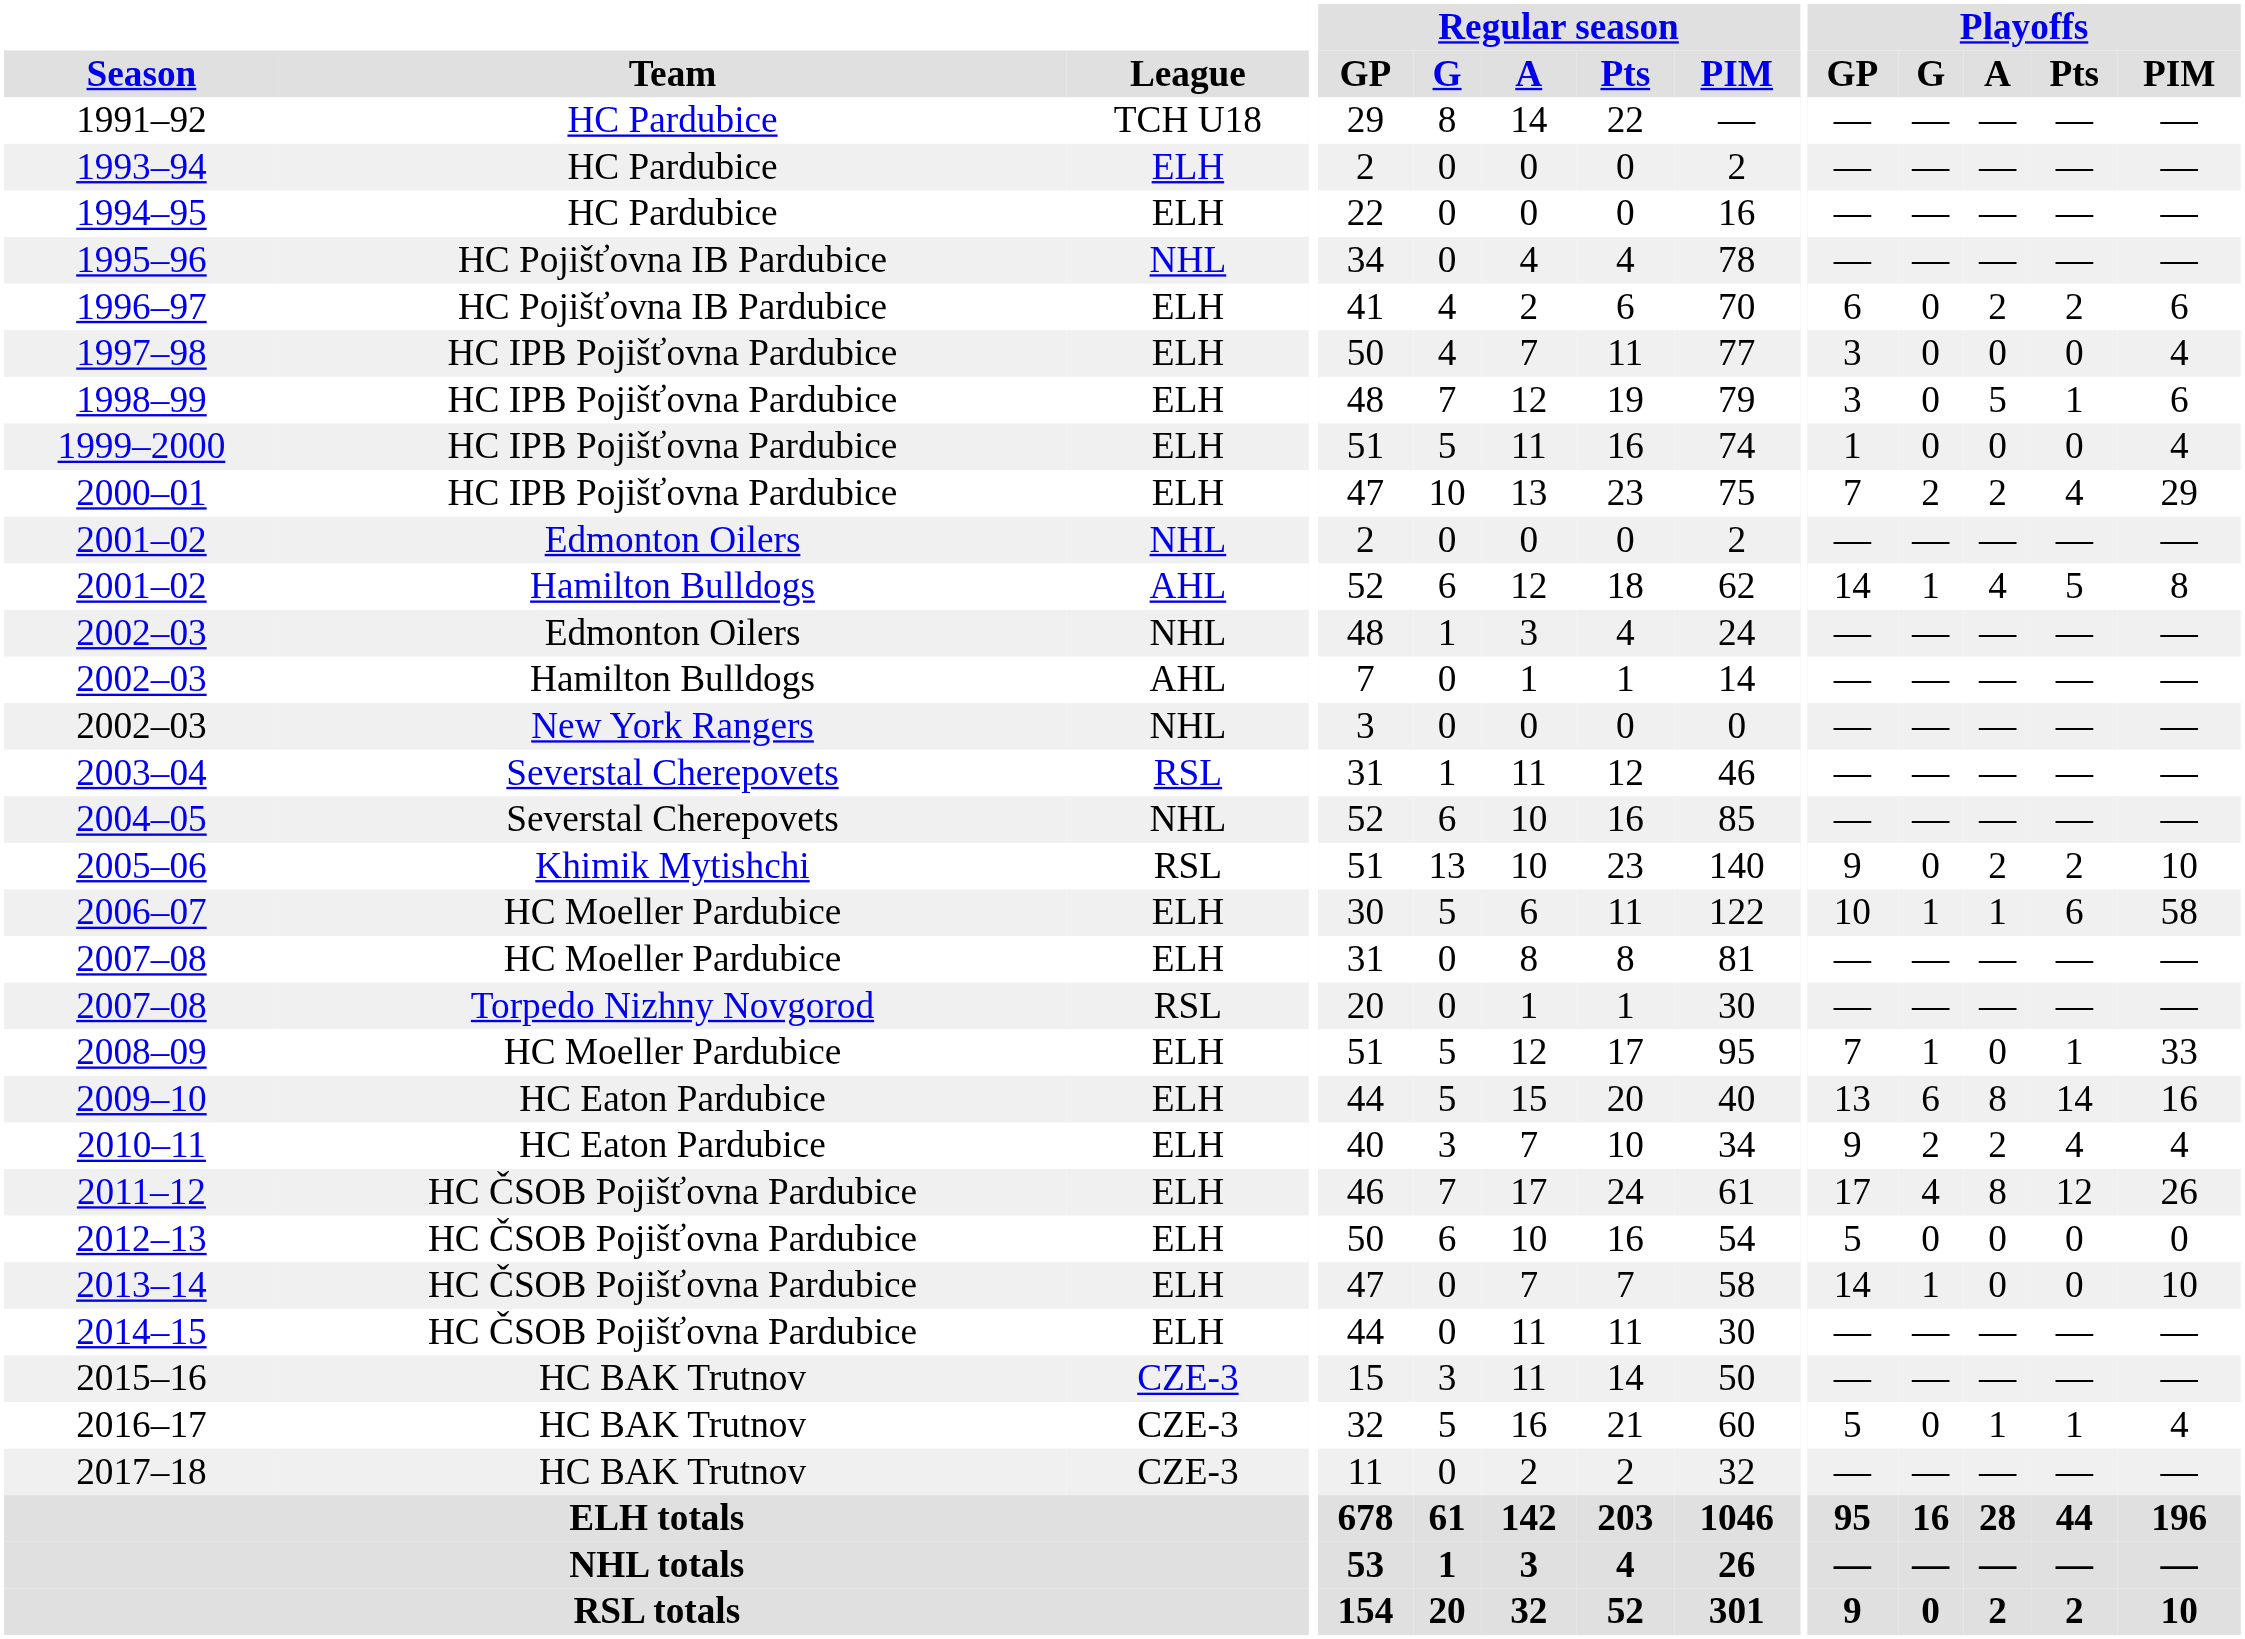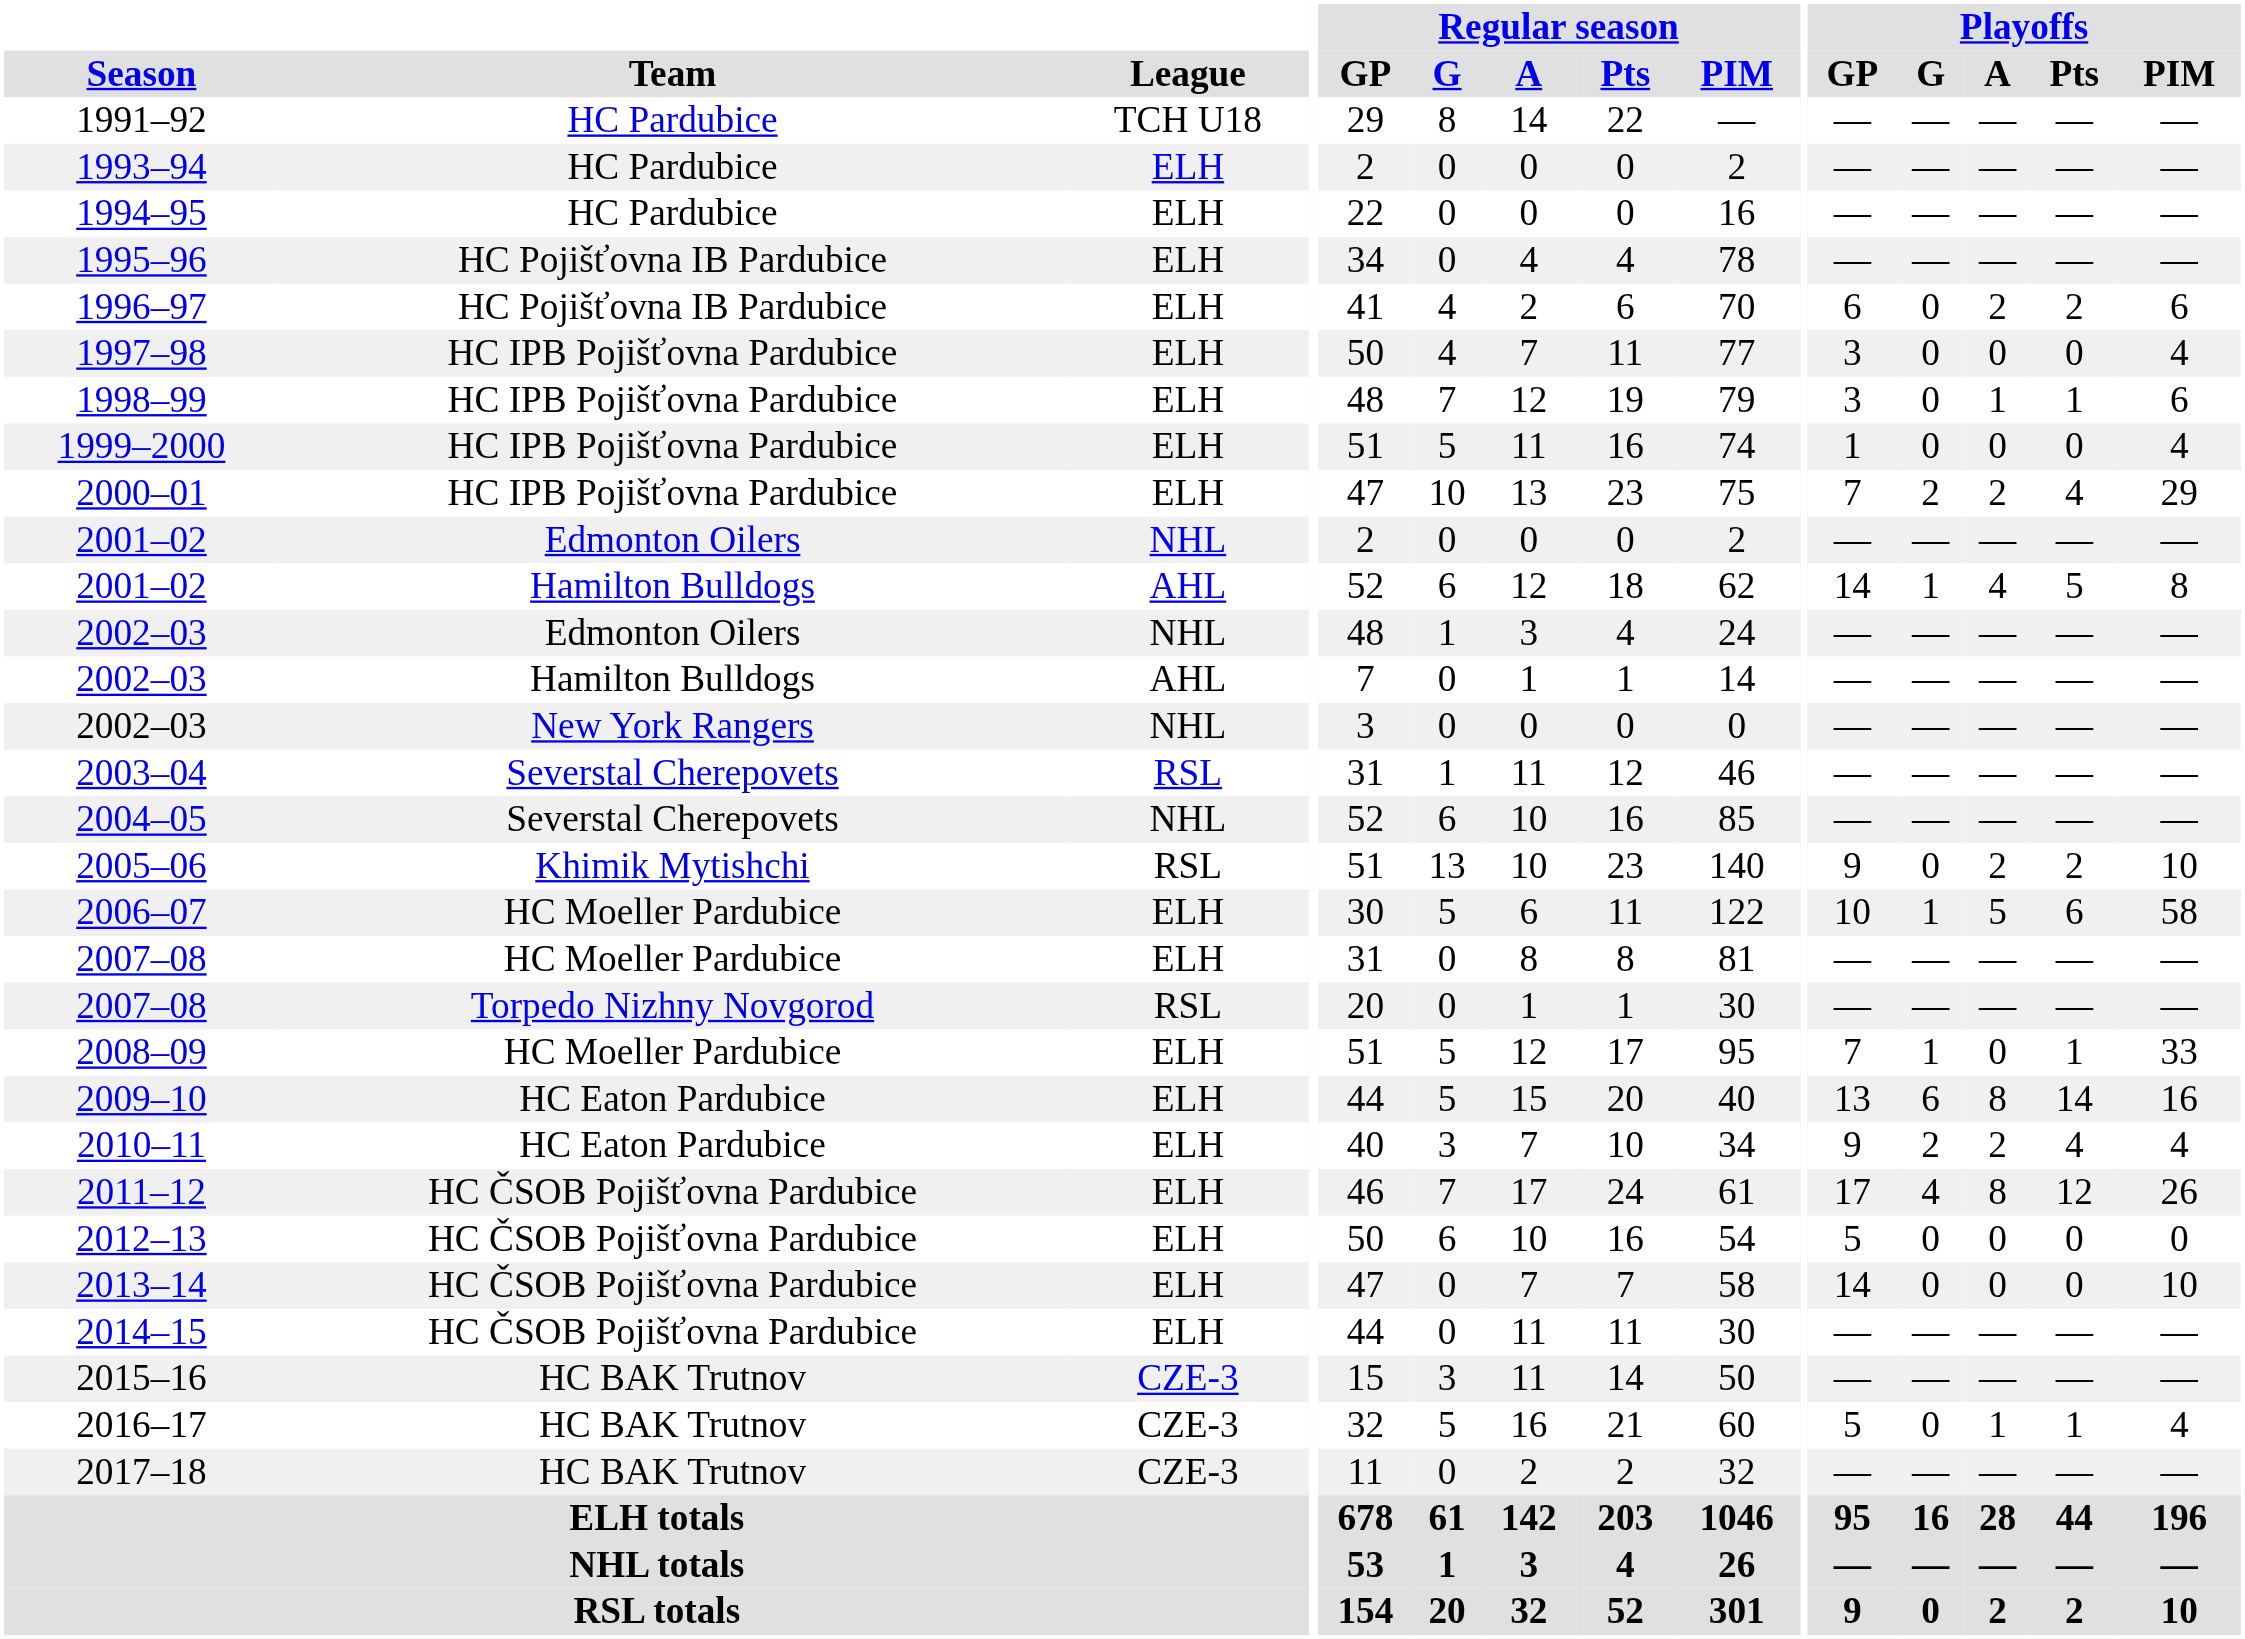(1188, 259) NHL -> (1188, 259) ELH
(1998, 399) 5 -> (1998, 399) 1
(1998, 912) 1 -> (1998, 912) 5
(1931, 1284) 1 -> (1931, 1284) 0
